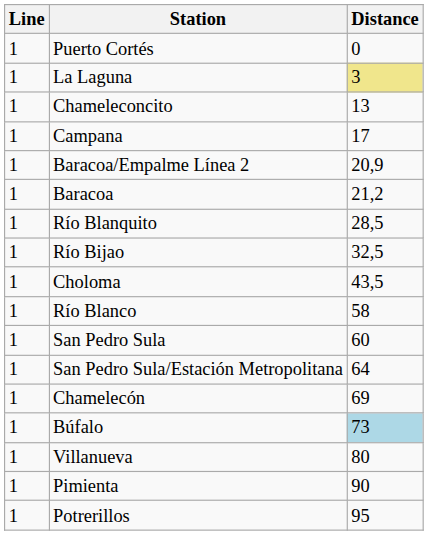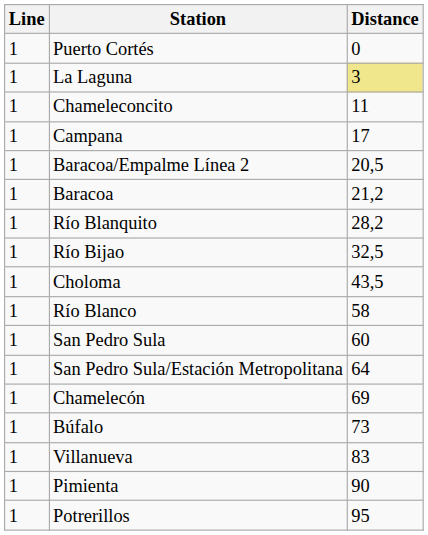(361, 106) 13 -> (360, 106) 11
(367, 164) 20,9 -> (367, 164) 20,5
(367, 223) 28,5 -> (367, 223) 28,2
(361, 427) lightblue background -> (361, 427) no background
(361, 456) 80 -> (361, 456) 83
